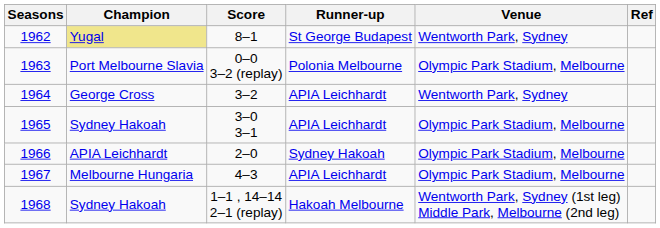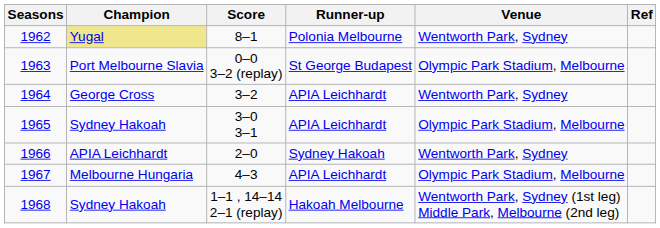(350, 36) St George Budapest -> (345, 36) Polonia Melbourne
(345, 66) Polonia Melbourne -> (350, 66) St George Budapest
(521, 153) Olympic Park Stadium, Melbourne -> (493, 153) Wentworth Park, Sydney
